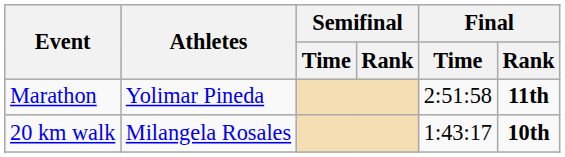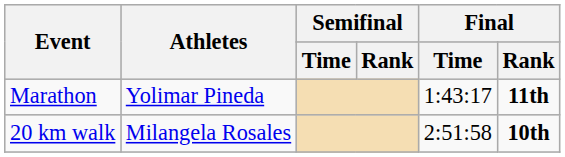(458, 96) 2:51:58 -> (458, 96) 1:43:17
(458, 133) 1:43:17 -> (458, 133) 2:51:58
